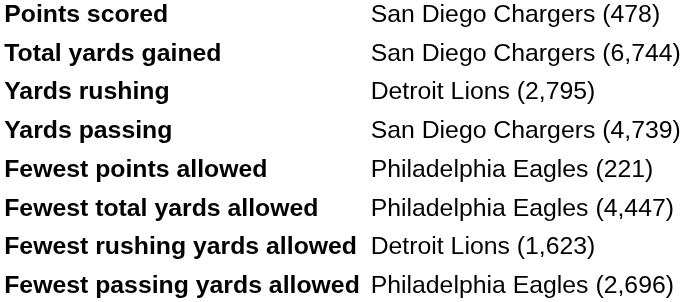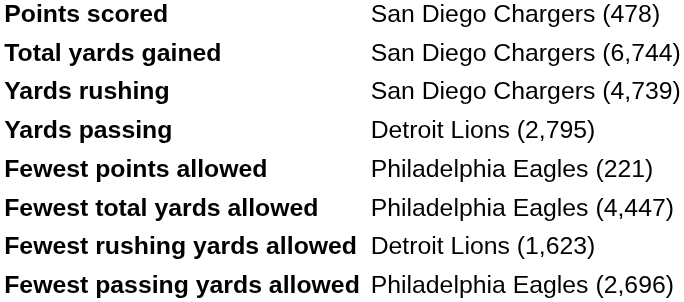(483, 91) Detroit Lions (2,795) -> (526, 91) San Diego Chargers (4,739)
(526, 130) San Diego Chargers (4,739) -> (483, 130) Detroit Lions (2,795)
